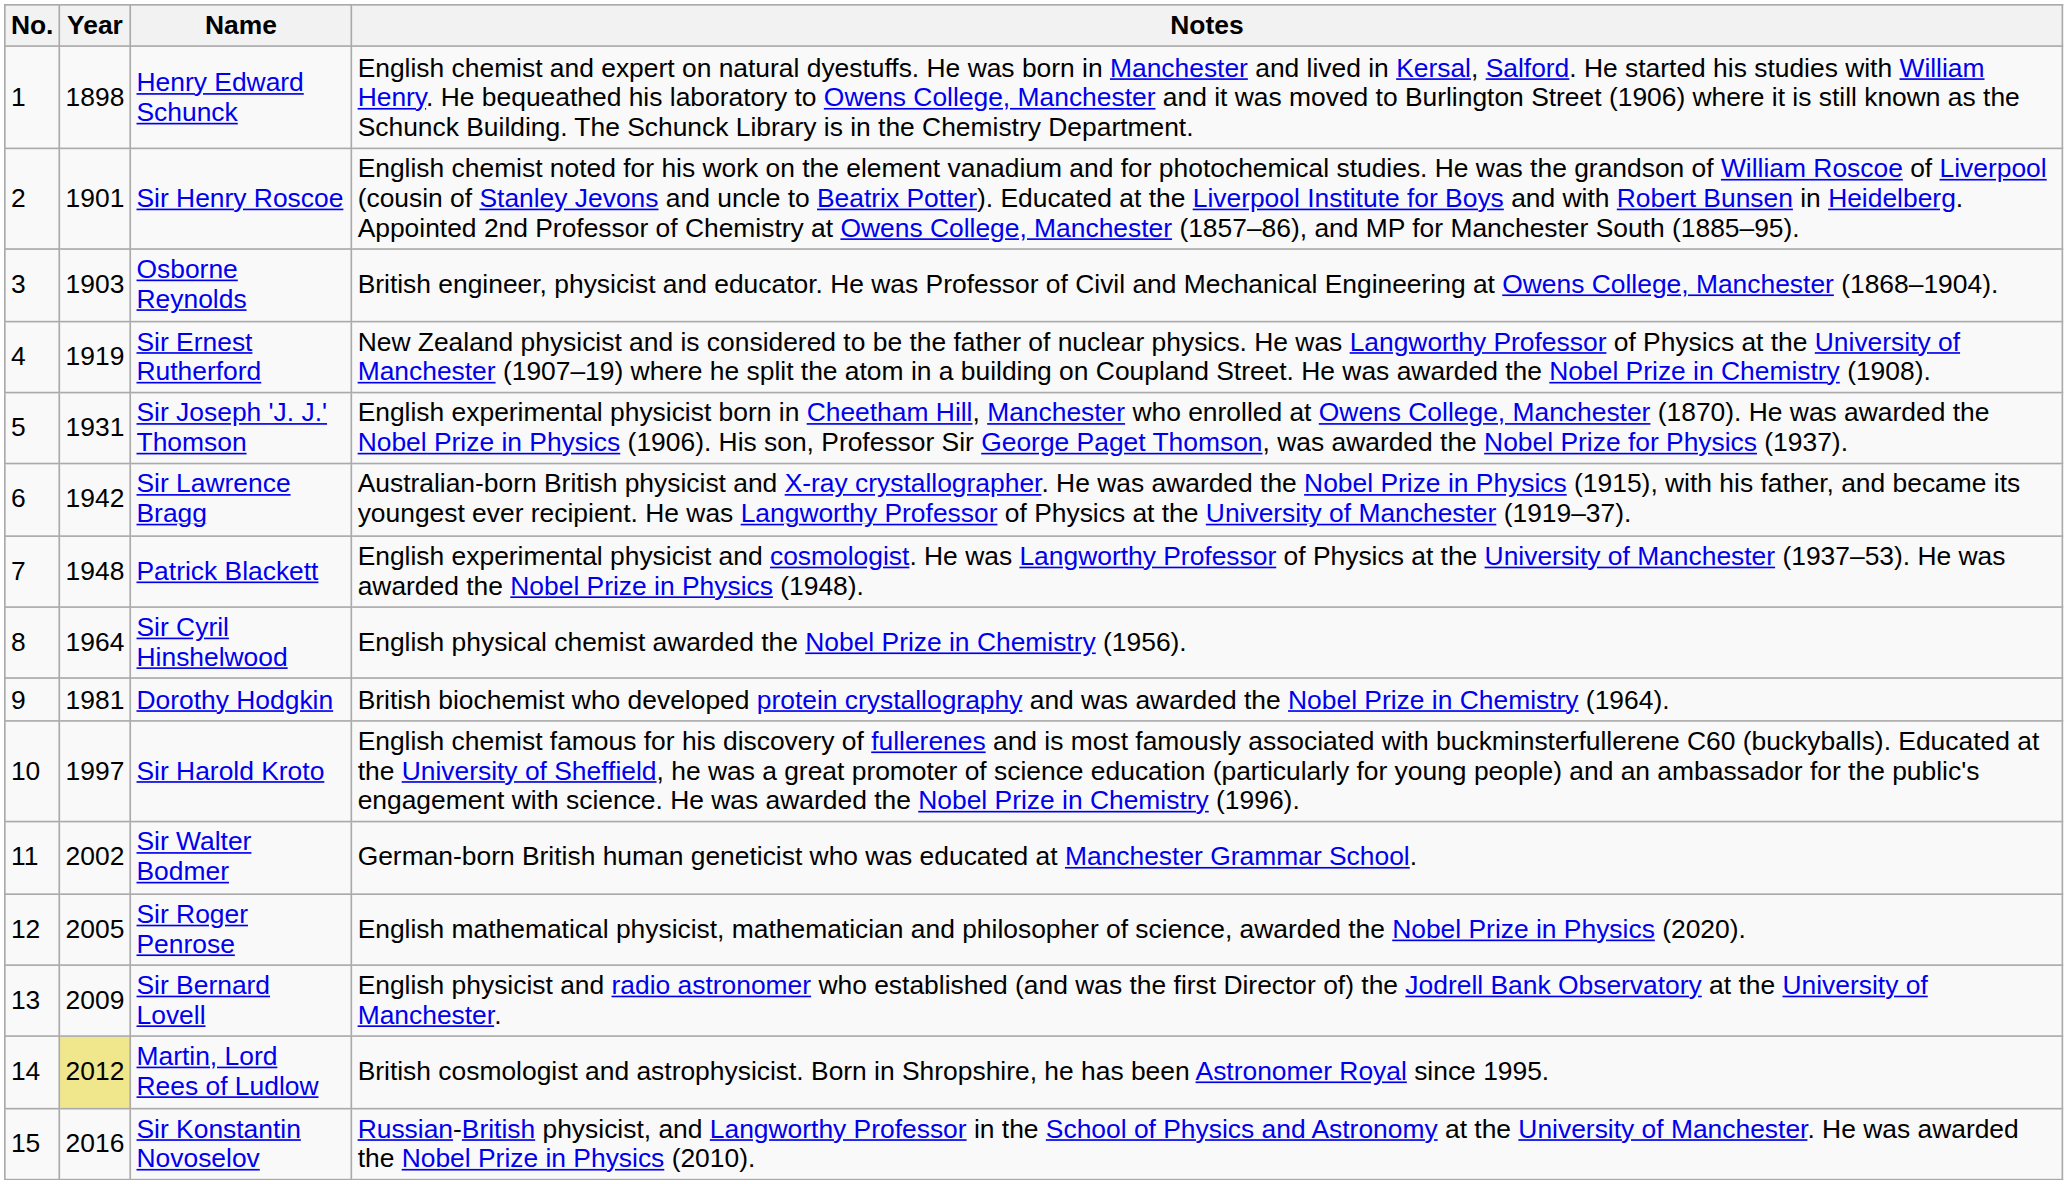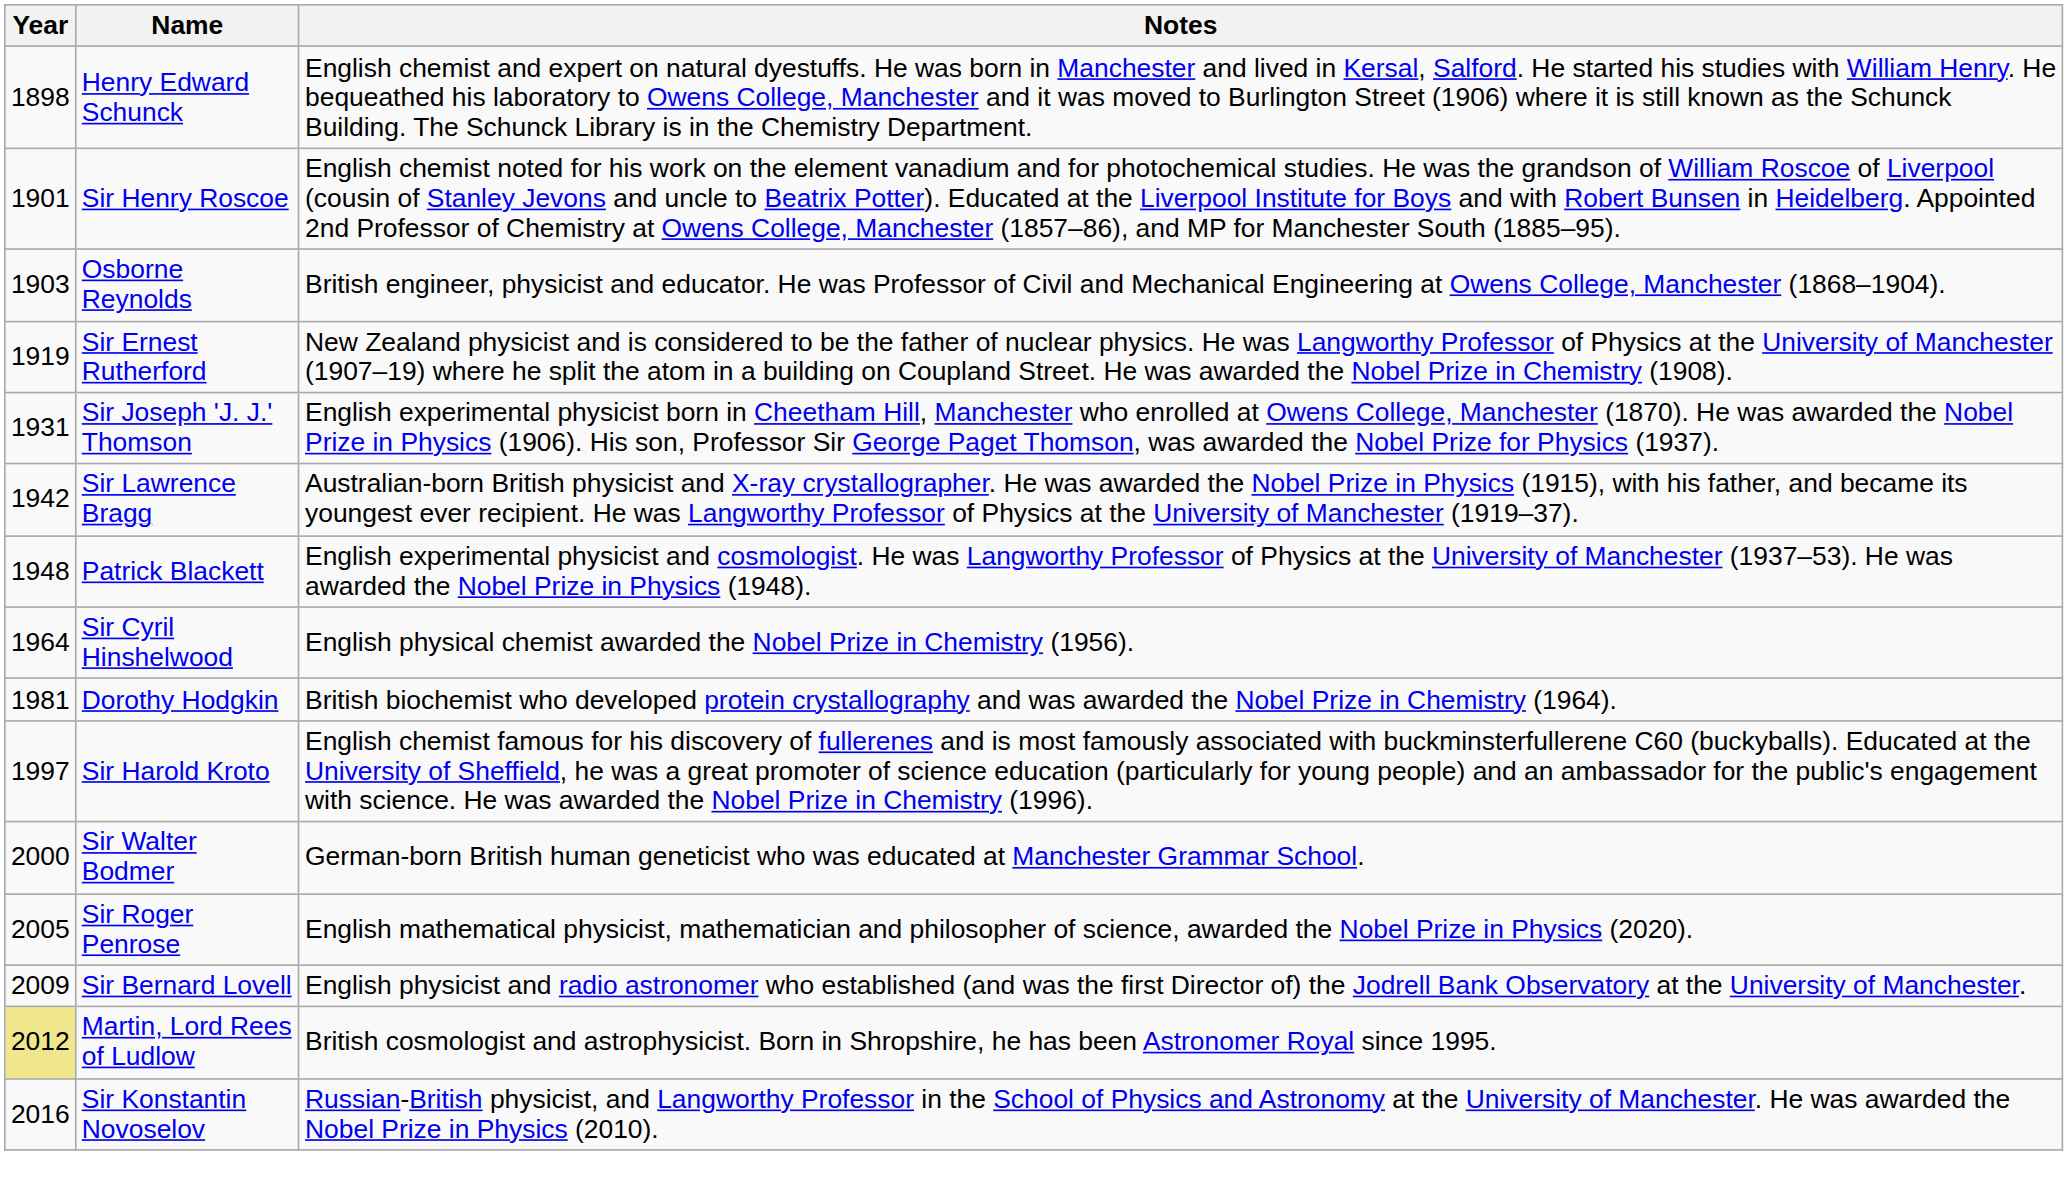- column: (32, 25)
(95, 857) 2002 -> (40, 857) 2000
